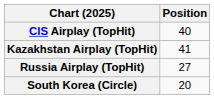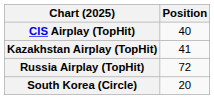(185, 67) 27 -> (185, 67) 72
